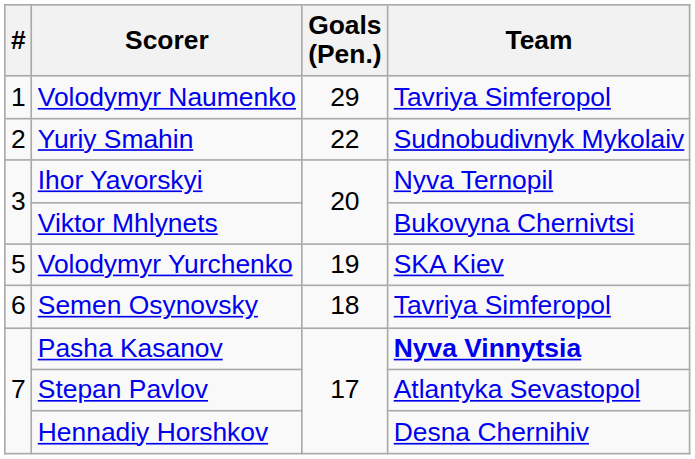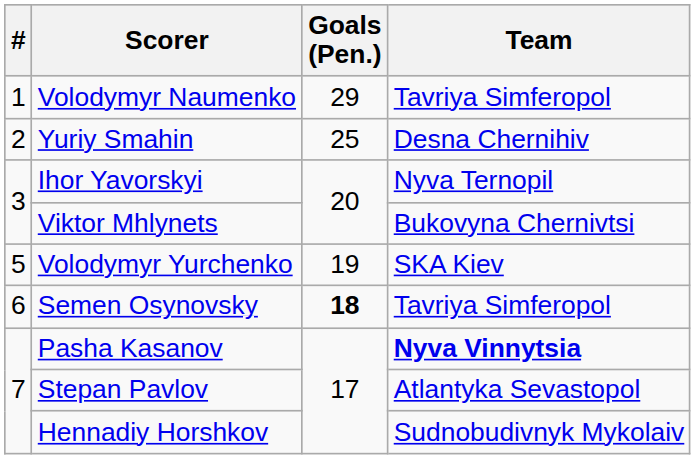(345, 138) 22 -> (345, 138) 25
(539, 138) Sudnobudivnyk Mykolaiv -> (491, 138) Desna Chernihiv
(345, 306) normal -> (345, 306) bold
(491, 431) Desna Chernihiv -> (539, 431) Sudnobudivnyk Mykolaiv
